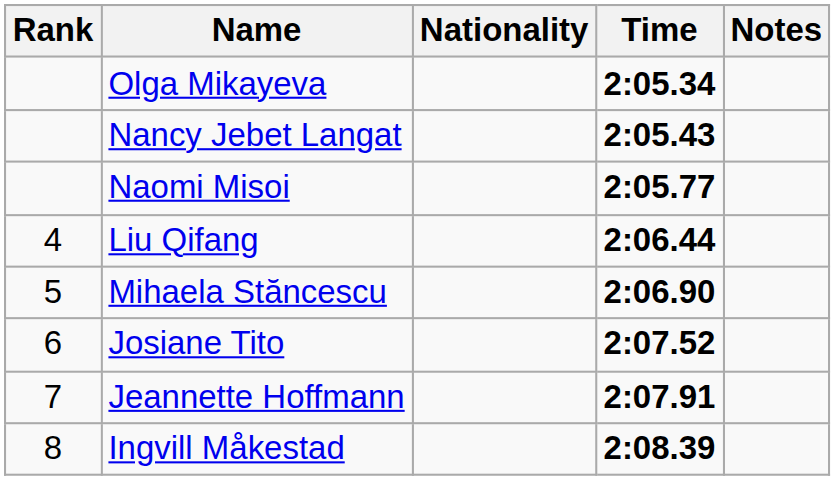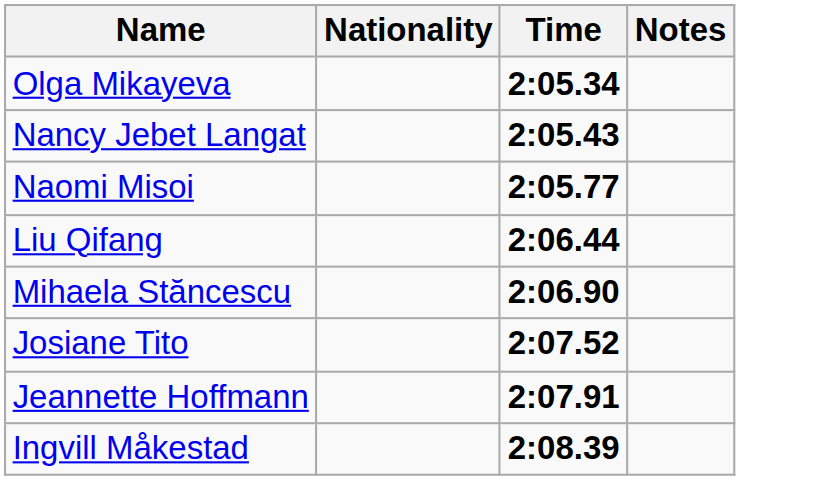- column: (53, 30)
